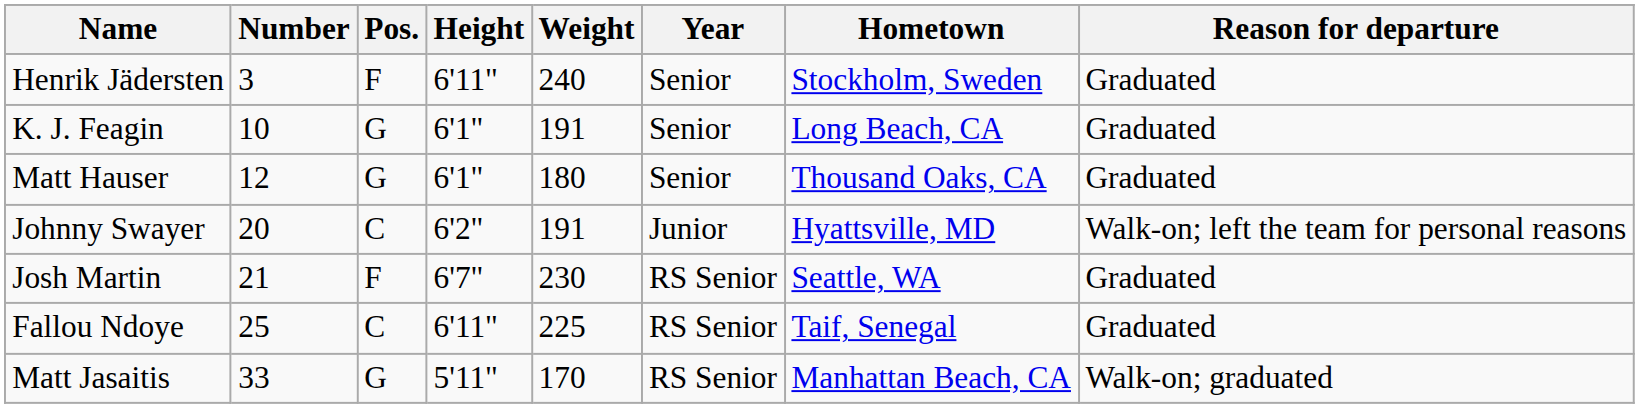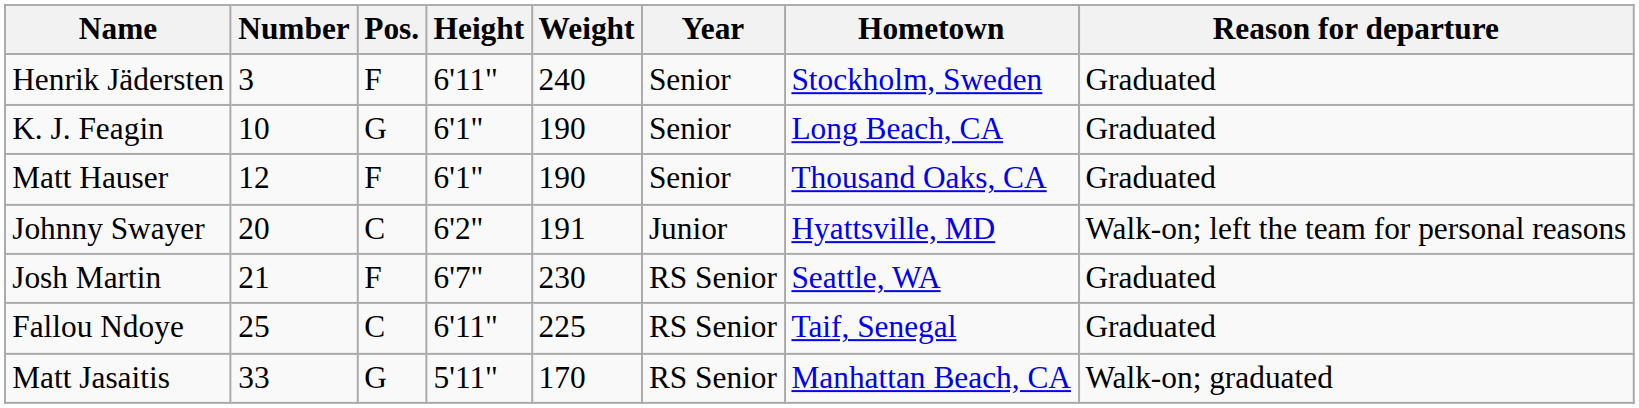(562, 128) 191 -> (562, 128) 190
(376, 178) G -> (373, 178) F
(562, 178) 180 -> (562, 178) 190
